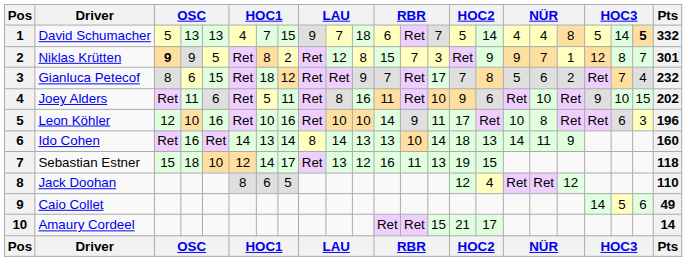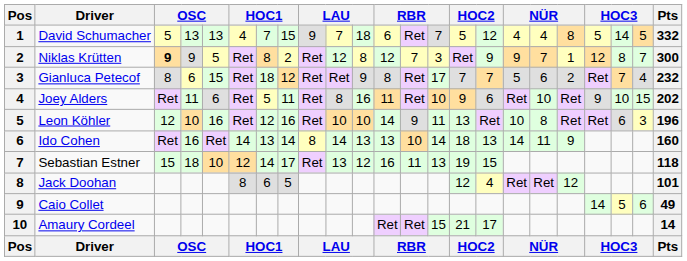(490, 36) 14 -> (490, 36) 12
(643, 36) bold -> (643, 36) normal
(387, 57) 15 -> (387, 57) 12
(668, 57) 301 -> (668, 57) 300
(387, 78) 7 -> (387, 78) 8
(490, 78) 8 -> (490, 78) 7
(267, 120) 10 -> (267, 120) 12
(463, 120) 17 -> (463, 120) 13
(668, 183) 110 -> (668, 183) 101
